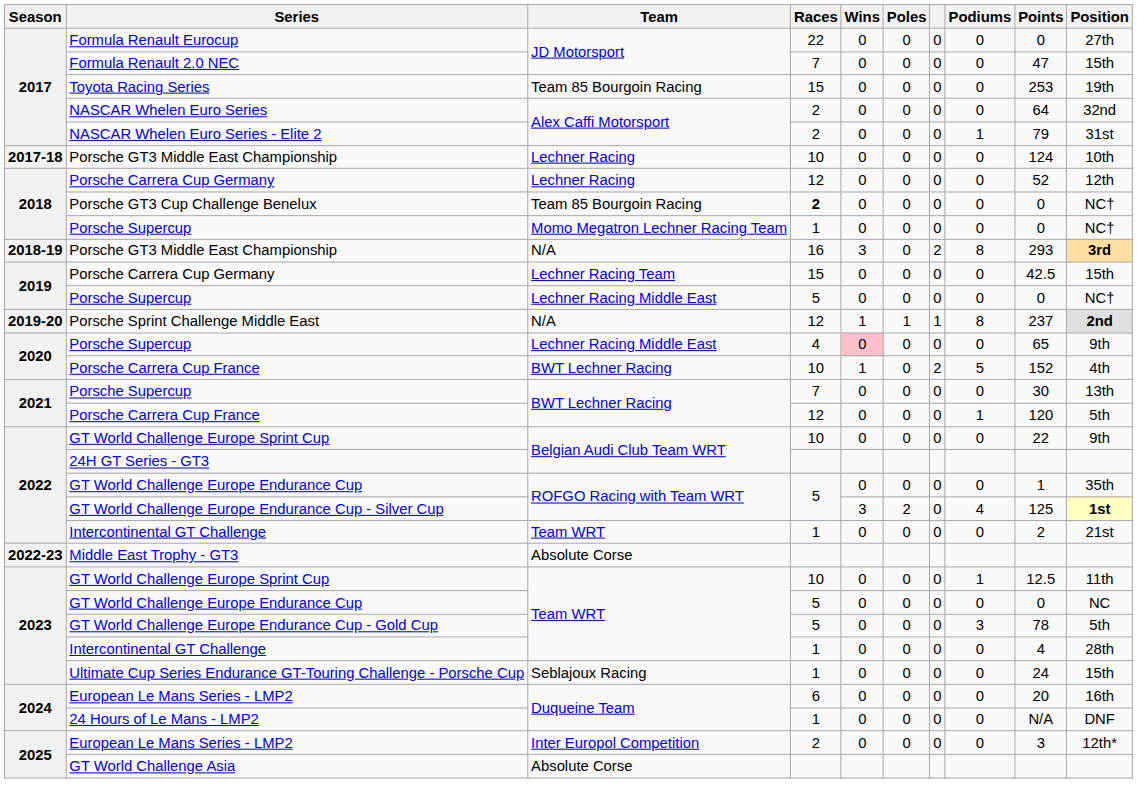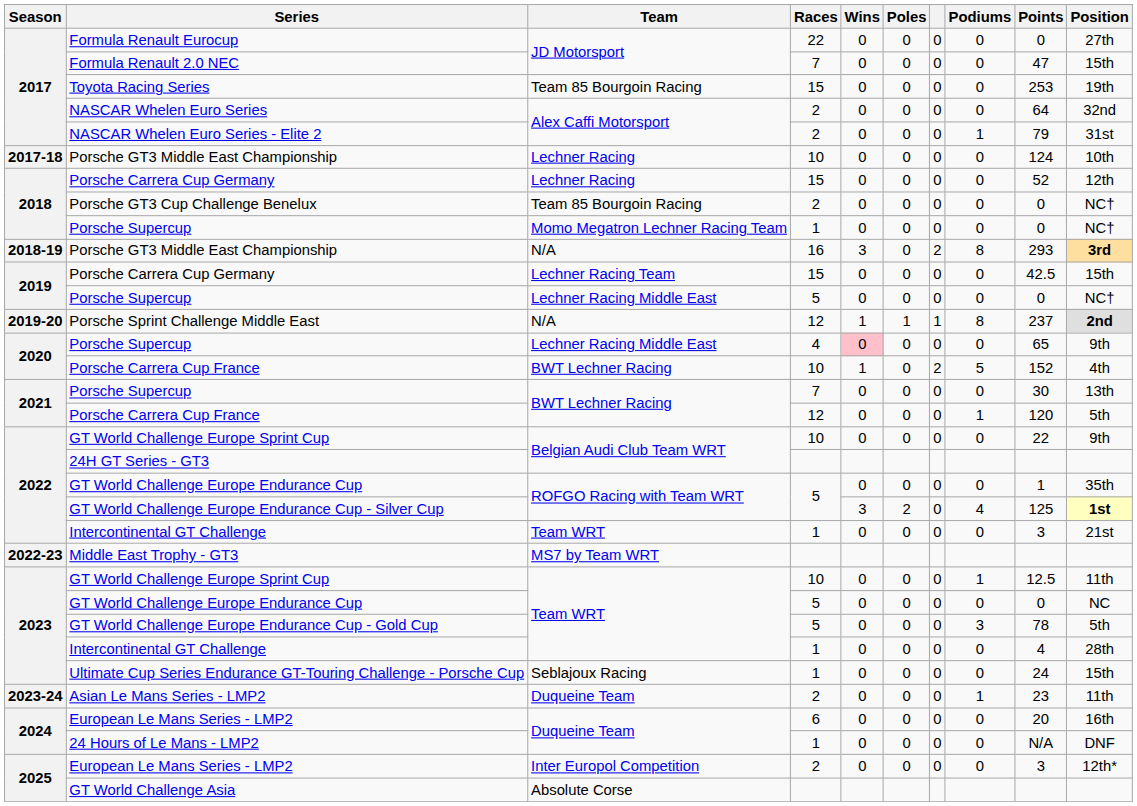(816, 181) 12 -> (816, 181) 15
(816, 204) bold -> (816, 204) normal
(1041, 532) 2 -> (1041, 532) 3
(582, 556) Absolute Corse -> (595, 556) MS7 by Team WRT
+ row: (35, 696)
